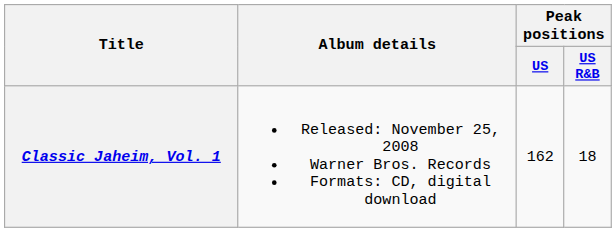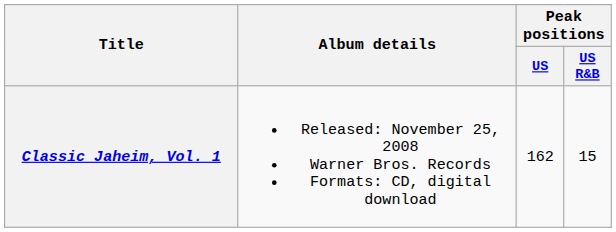(587, 156) 18 -> (587, 156) 15
